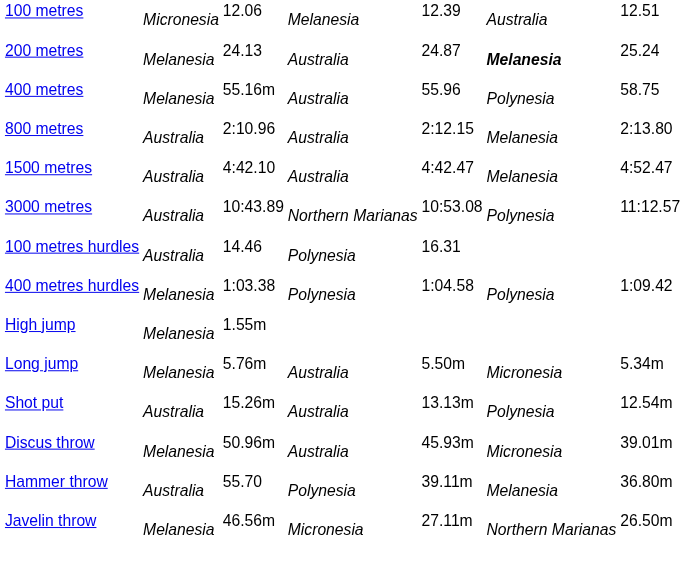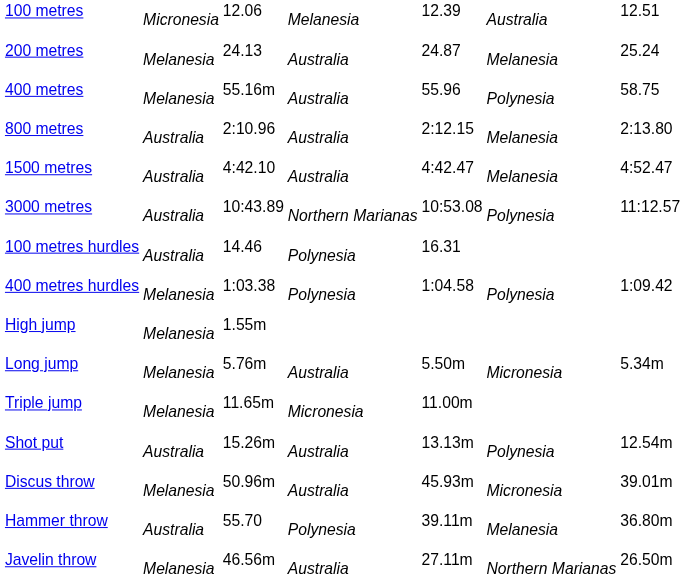(524, 59) bold -> (522, 59) normal
+ row: (43, 403)
(326, 530) Micronesia -> (318, 569) Australia
